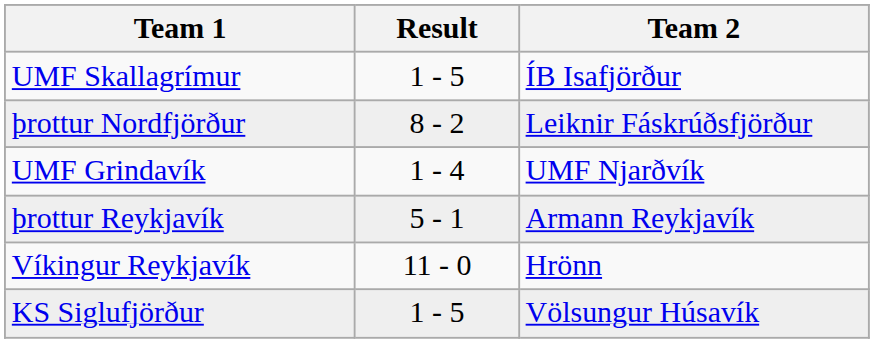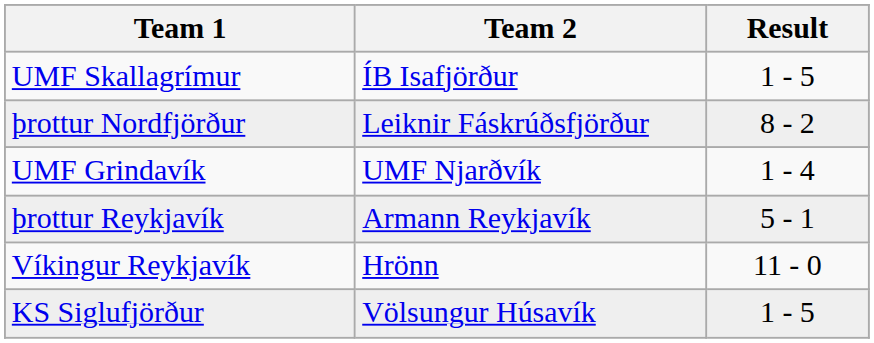columns swapped: (694, 28) <-> (437, 28)
